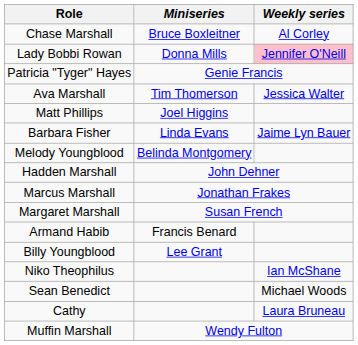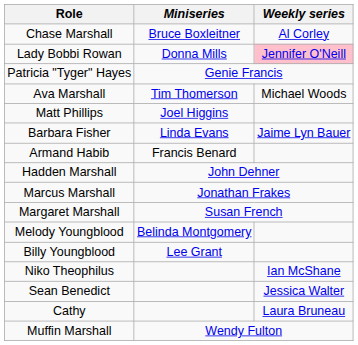(304, 93) Jessica Walter -> (304, 93) Michael Woods
rows swapped: (69, 232) <-> (69, 152)
(304, 291) Michael Woods -> (304, 291) Jessica Walter
